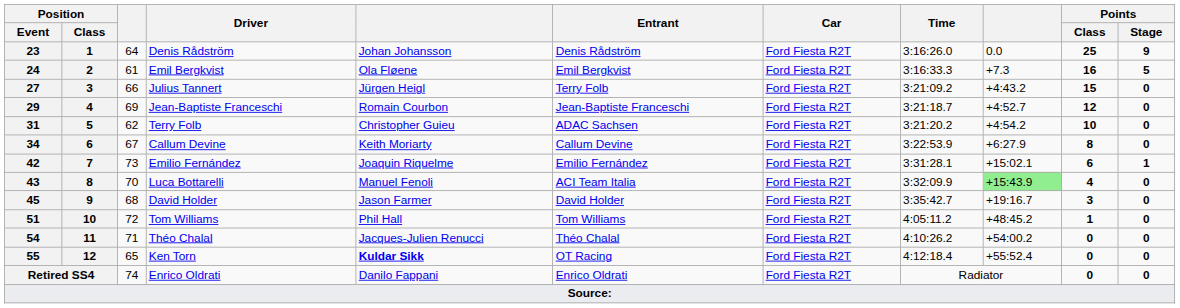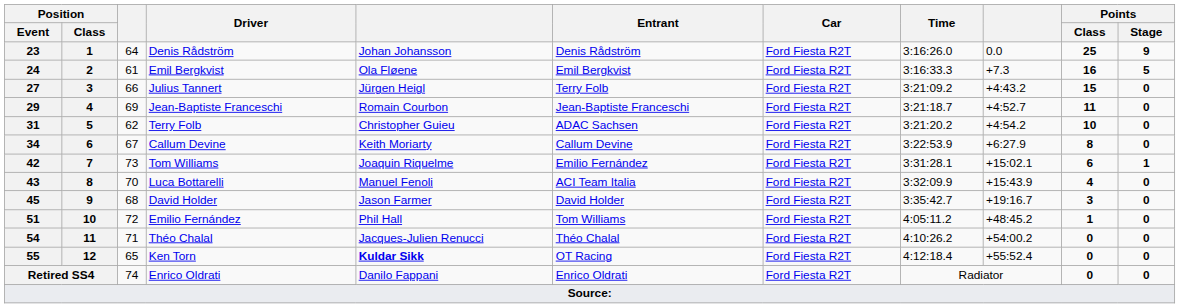(1090, 107) 12 -> (1090, 107) 11
(195, 163) Emilio Fernández -> (184, 163) Tom Williams
(1009, 181) lightgreen background -> (1009, 181) no background
(184, 219) Tom Williams -> (195, 219) Emilio Fernández
